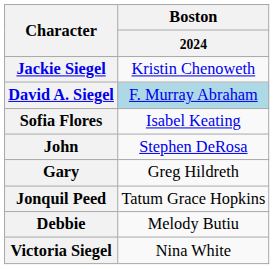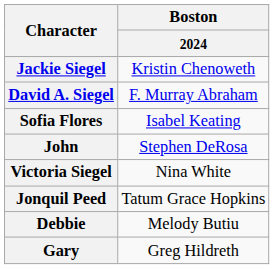(193, 95) lightblue background -> (193, 95) no background
rows swapped: (61, 172) <-> (61, 250)
